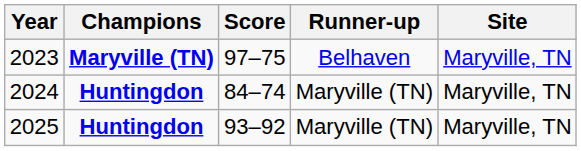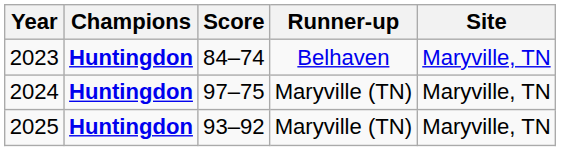(141, 57) Maryville (TN) -> (131, 57) Huntingdon
(255, 57) 97–75 -> (234, 57) 84–74
(255, 92) 84–74 -> (234, 92) 97–75
